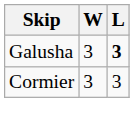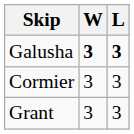(88, 50) normal -> (88, 50) bold
+ row: (31, 112)
